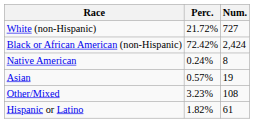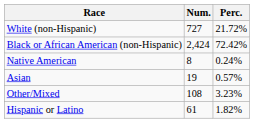columns swapped: (235, 12) <-> (202, 12)
